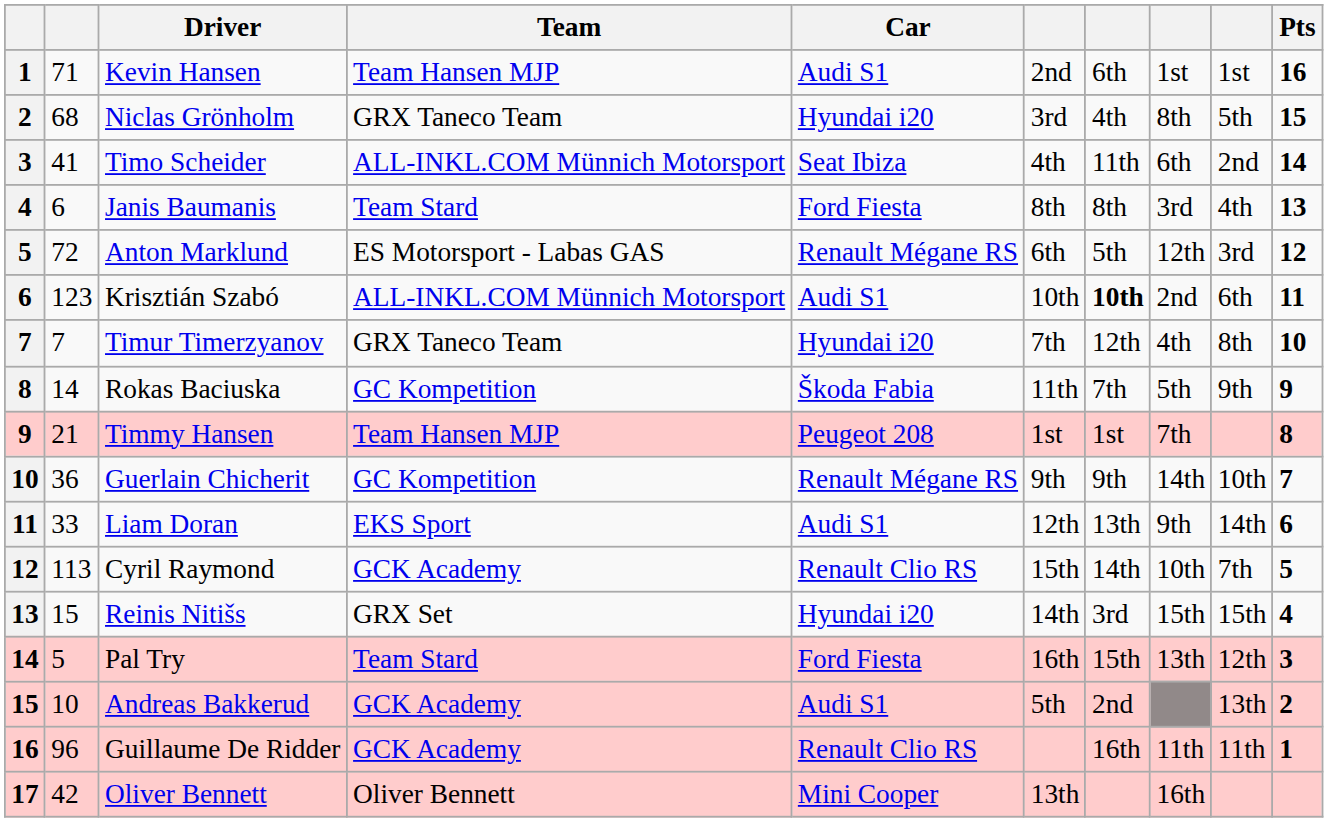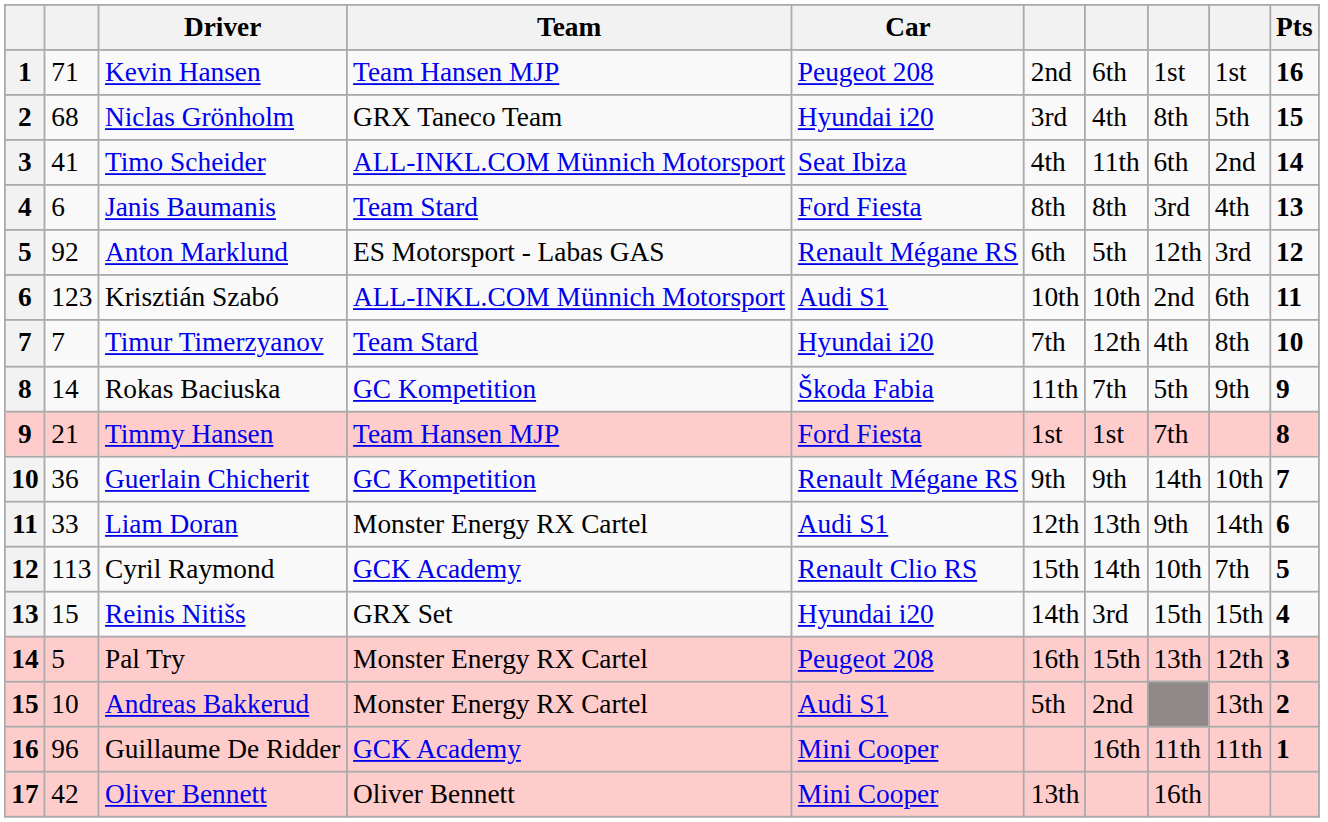(843, 72) Audi S1 -> (866, 72) Peugeot 208
(65, 252) 72 -> (65, 252) 92
(1118, 297) bold -> (1116, 297) normal
(458, 343) GRX Taneco Team -> (416, 343) Team Stard
(866, 433) Peugeot 208 -> (860, 433) Ford Fiesta
(412, 523) EKS Sport -> (501, 523) Monster Energy RX Cartel
(416, 658) Team Stard -> (501, 658) Monster Energy RX Cartel
(860, 658) Ford Fiesta -> (866, 658) Peugeot 208
(437, 703) GCK Academy -> (501, 703) Monster Energy RX Cartel
(887, 749) Renault Clio RS -> (868, 749) Mini Cooper
